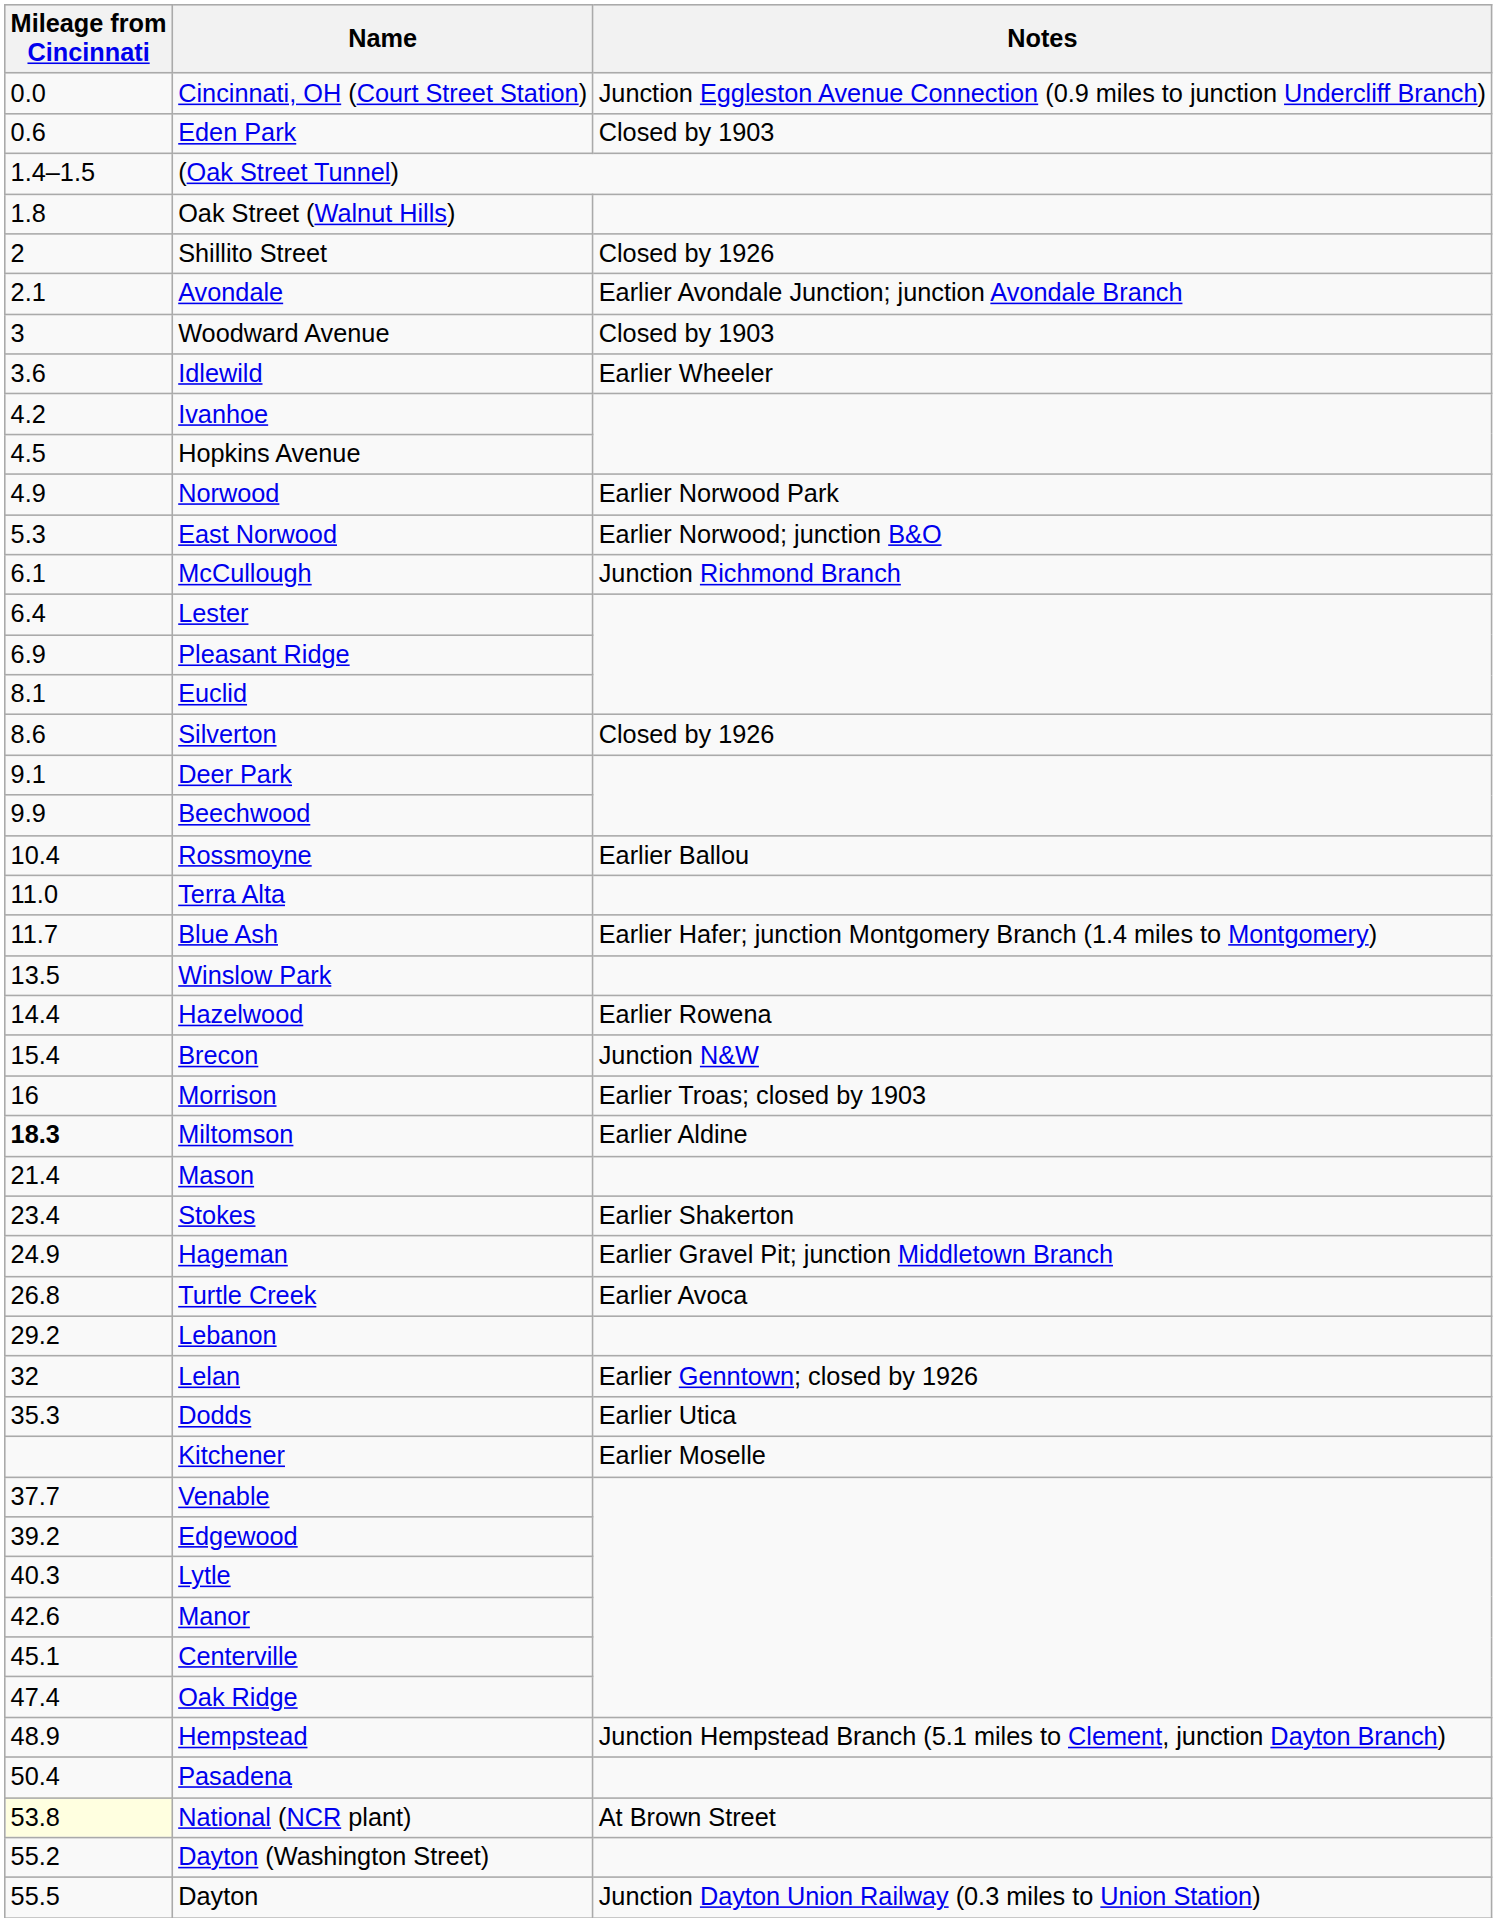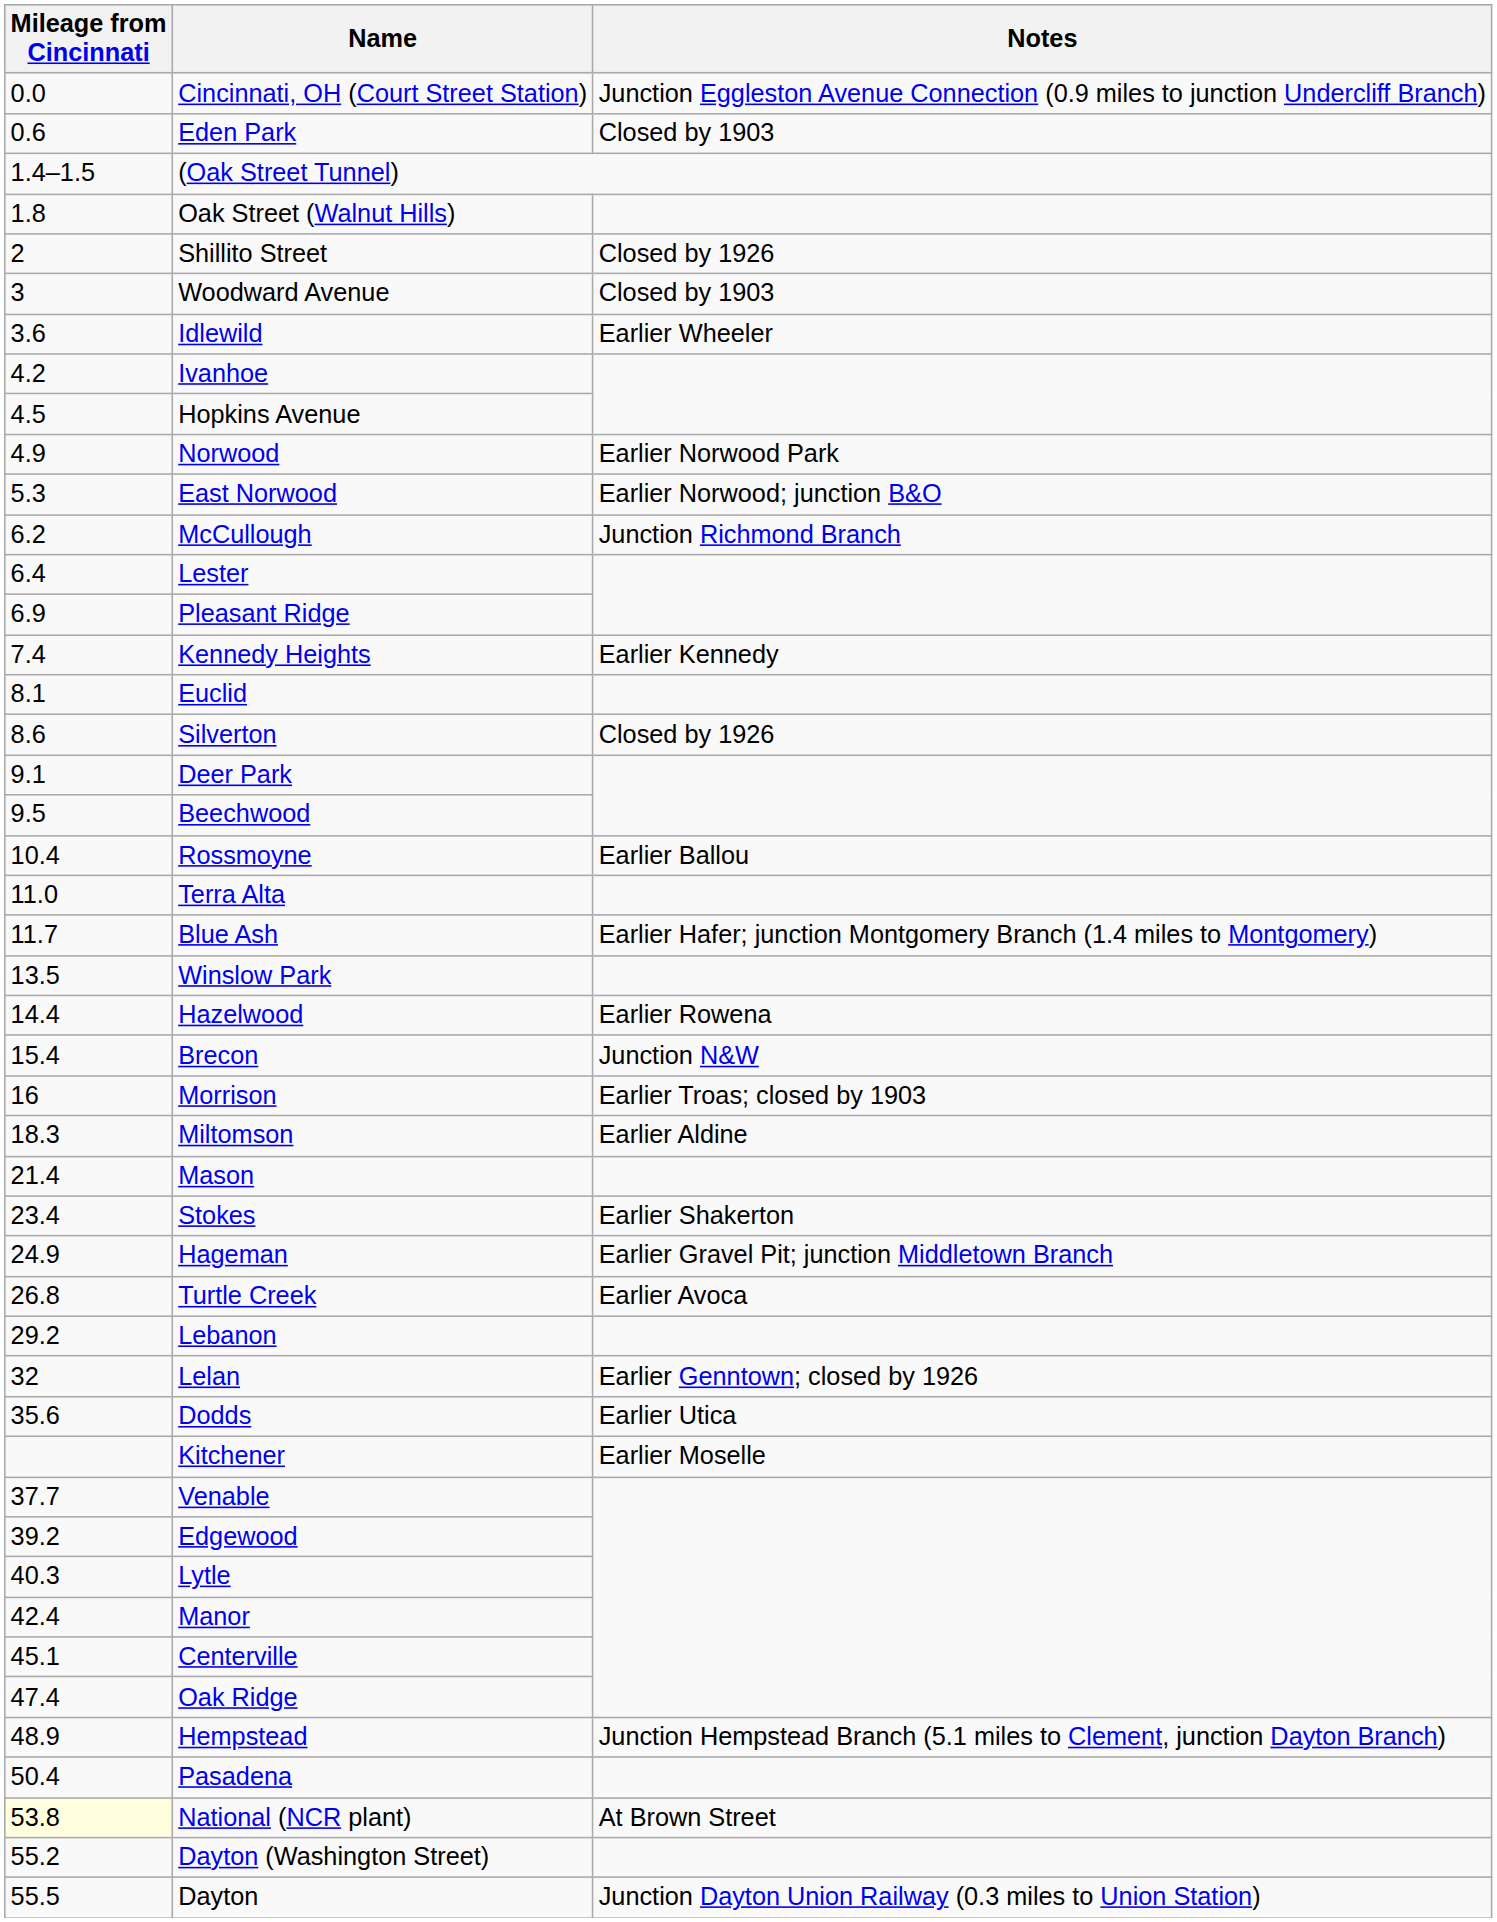- row: (231, 293)
(28, 574) 6.1 -> (28, 534) 6.2
+ row: (274, 654)
(28, 814) 9.9 -> (28, 814) 9.5
(35, 1135) bold -> (35, 1135) normal
(35, 1416) 35.3 -> (35, 1416) 35.6
(35, 1616) 42.6 -> (35, 1616) 42.4
